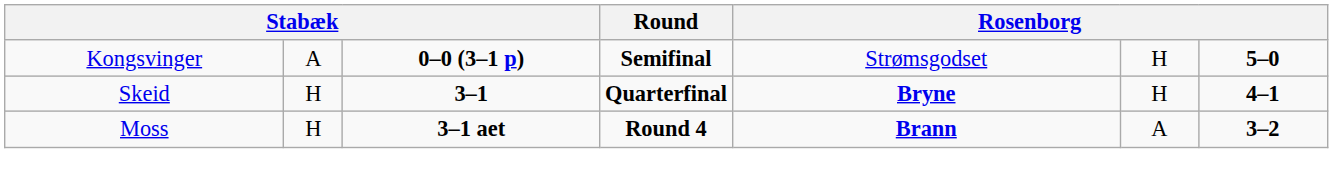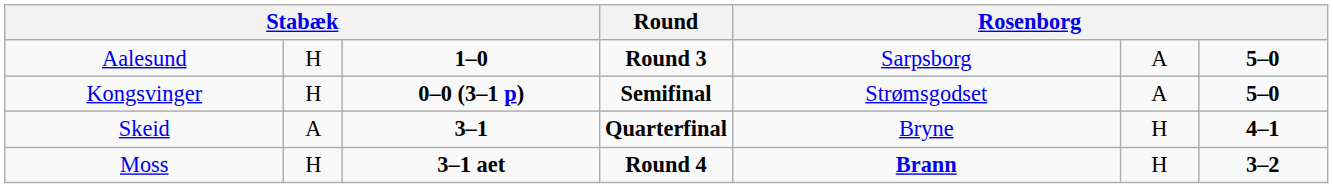+ row: (144, 57)
(313, 57) A -> (313, 93) H
(1159, 57) H -> (1159, 93) A
(313, 93) H -> (313, 128) A
(926, 93) bold -> (926, 128) normal
(1159, 128) A -> (1159, 164) H
